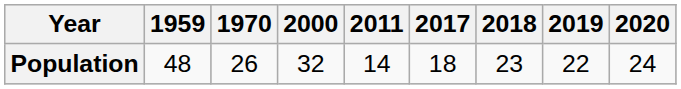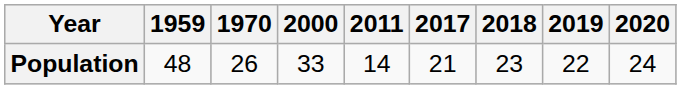(311, 63) 32 -> (311, 63) 33
(443, 63) 18 -> (443, 63) 21
